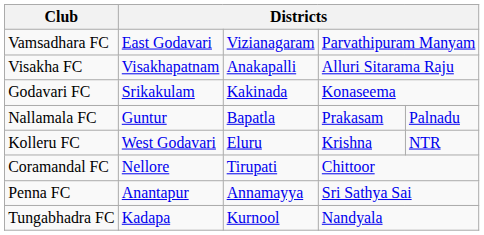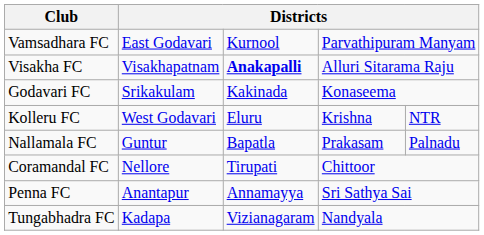(271, 42) Vizianagaram -> (253, 42) Kurnool
(261, 67) normal -> (264, 67) bold
rows swapped: (44, 142) <-> (52, 117)
(253, 218) Kurnool -> (271, 218) Vizianagaram
